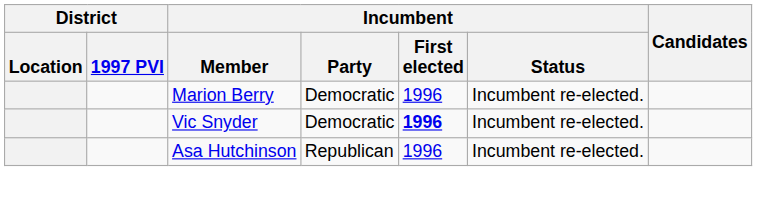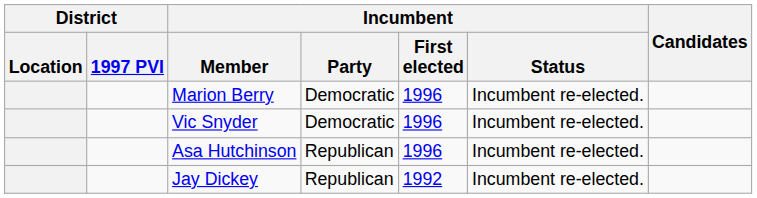(422, 123) bold -> (422, 123) normal
+ row: (215, 179)
